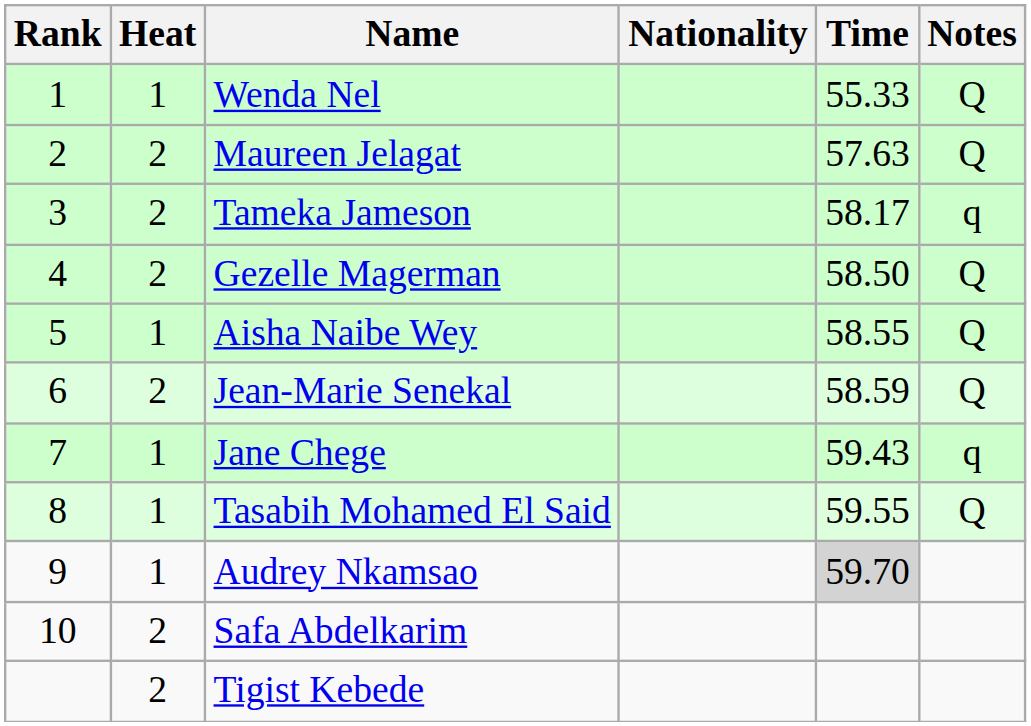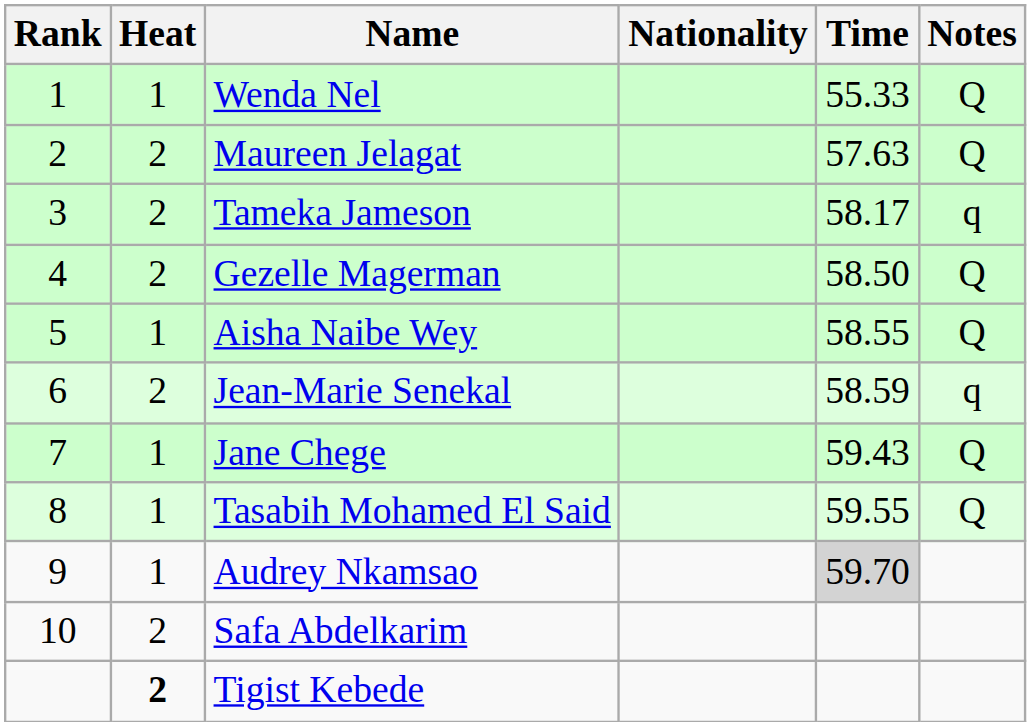(972, 392) Q -> (972, 392) q
(972, 451) q -> (972, 451) Q
(158, 690) normal -> (158, 690) bold
